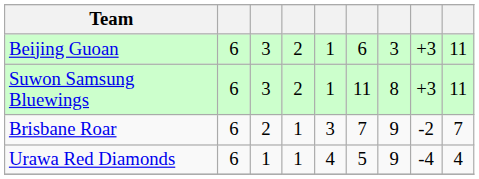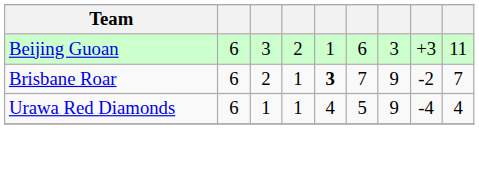- row: (72, 89)
(330, 129) normal -> (330, 78) bold
